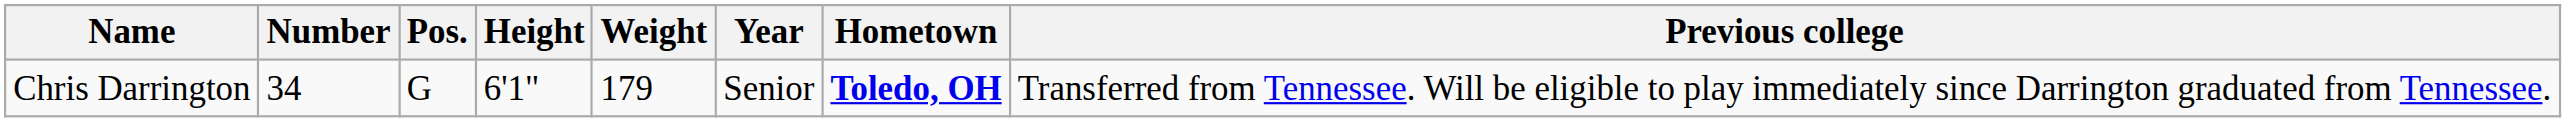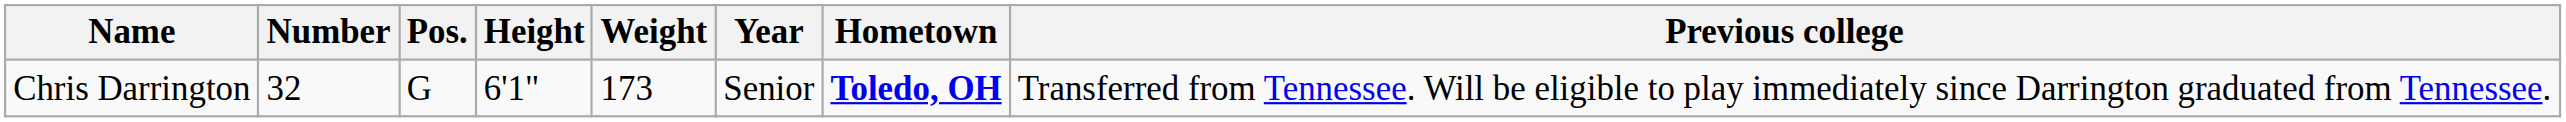(284, 87) 34 -> (284, 87) 32
(627, 87) 179 -> (627, 87) 173
